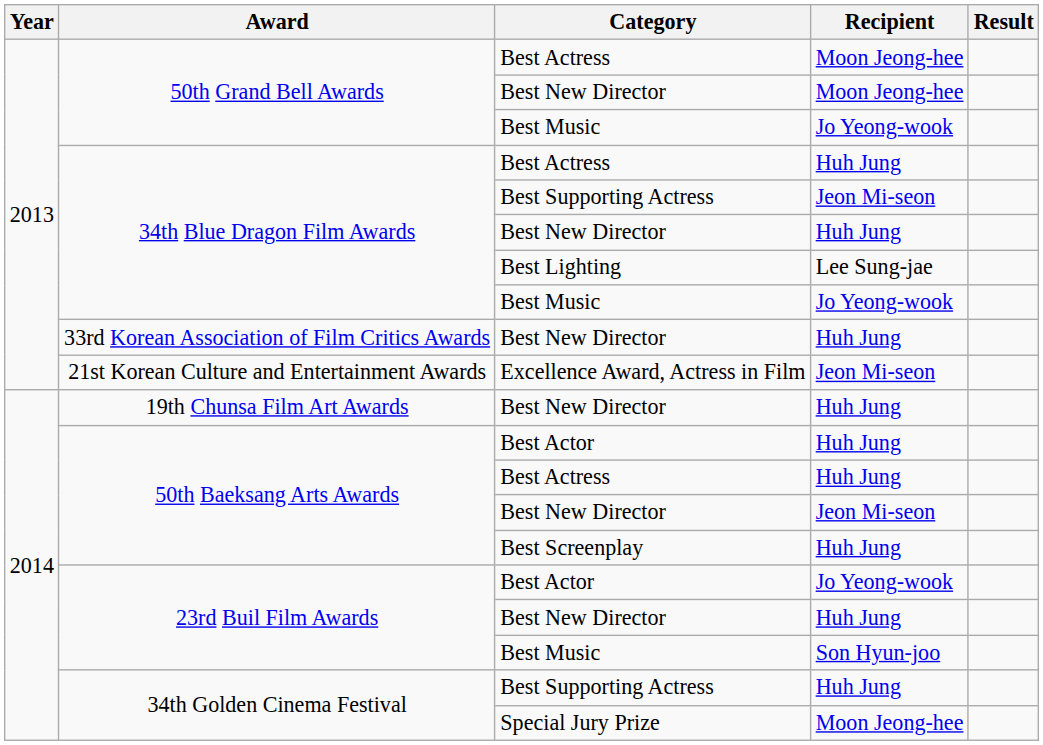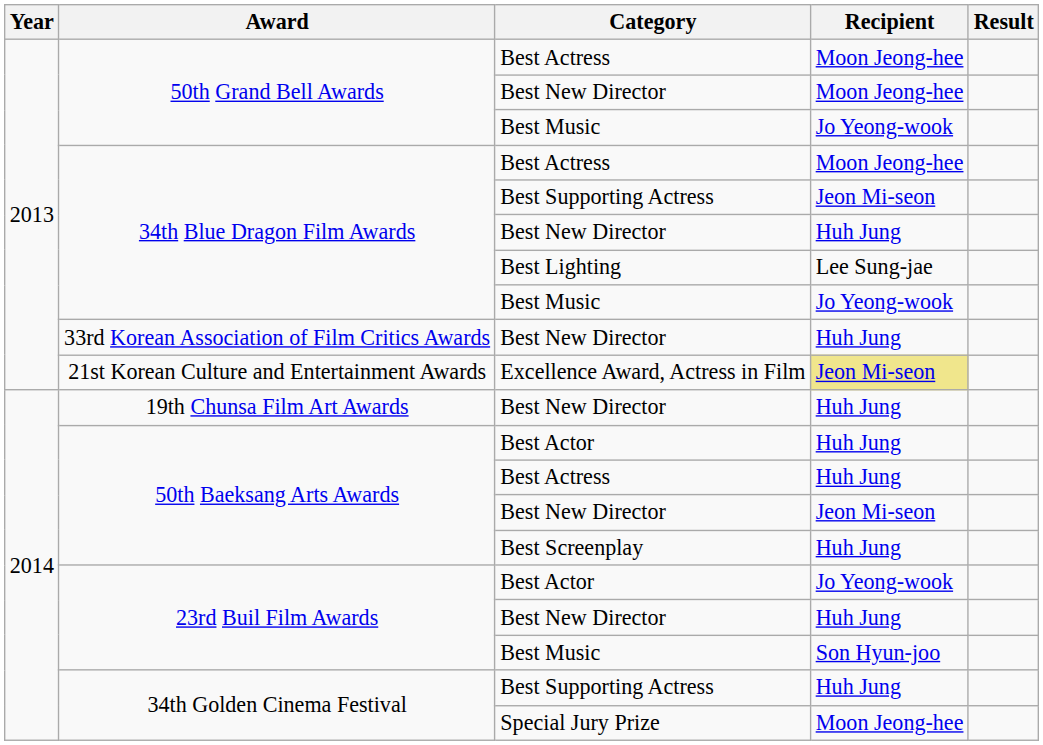(858, 162) Huh Jung -> (890, 162) Moon Jeong-hee
(875, 372) no background -> (875, 372) khaki background
